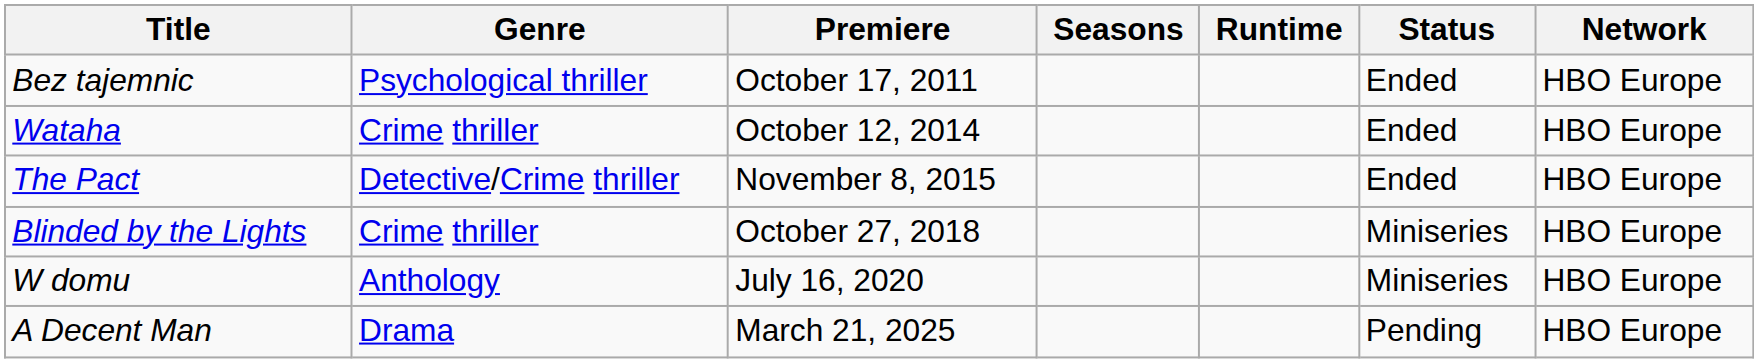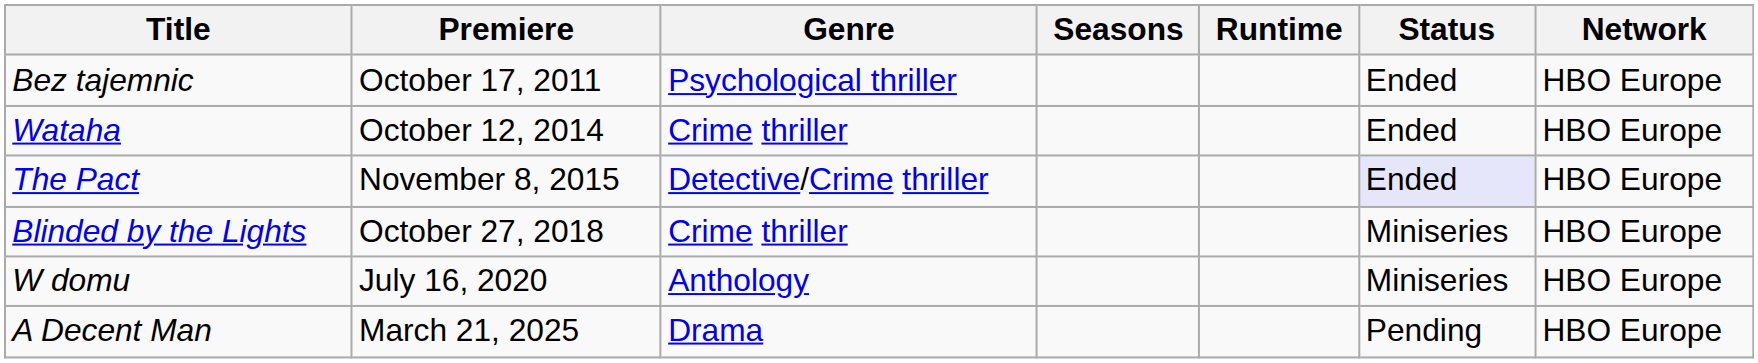columns swapped: (540, 29) <-> (883, 29)
(1412, 180) no background -> (1412, 180) lavender background
